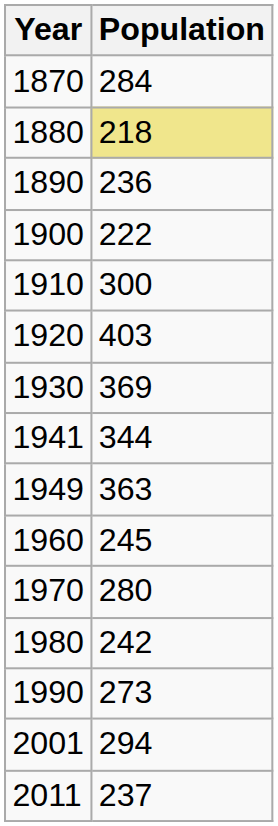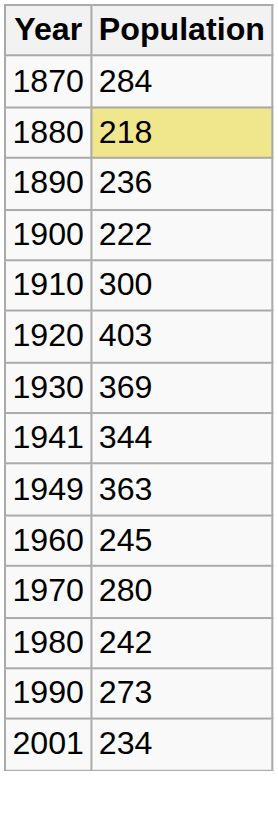(126, 744) 294 -> (126, 744) 234
- row: (47, 795)
